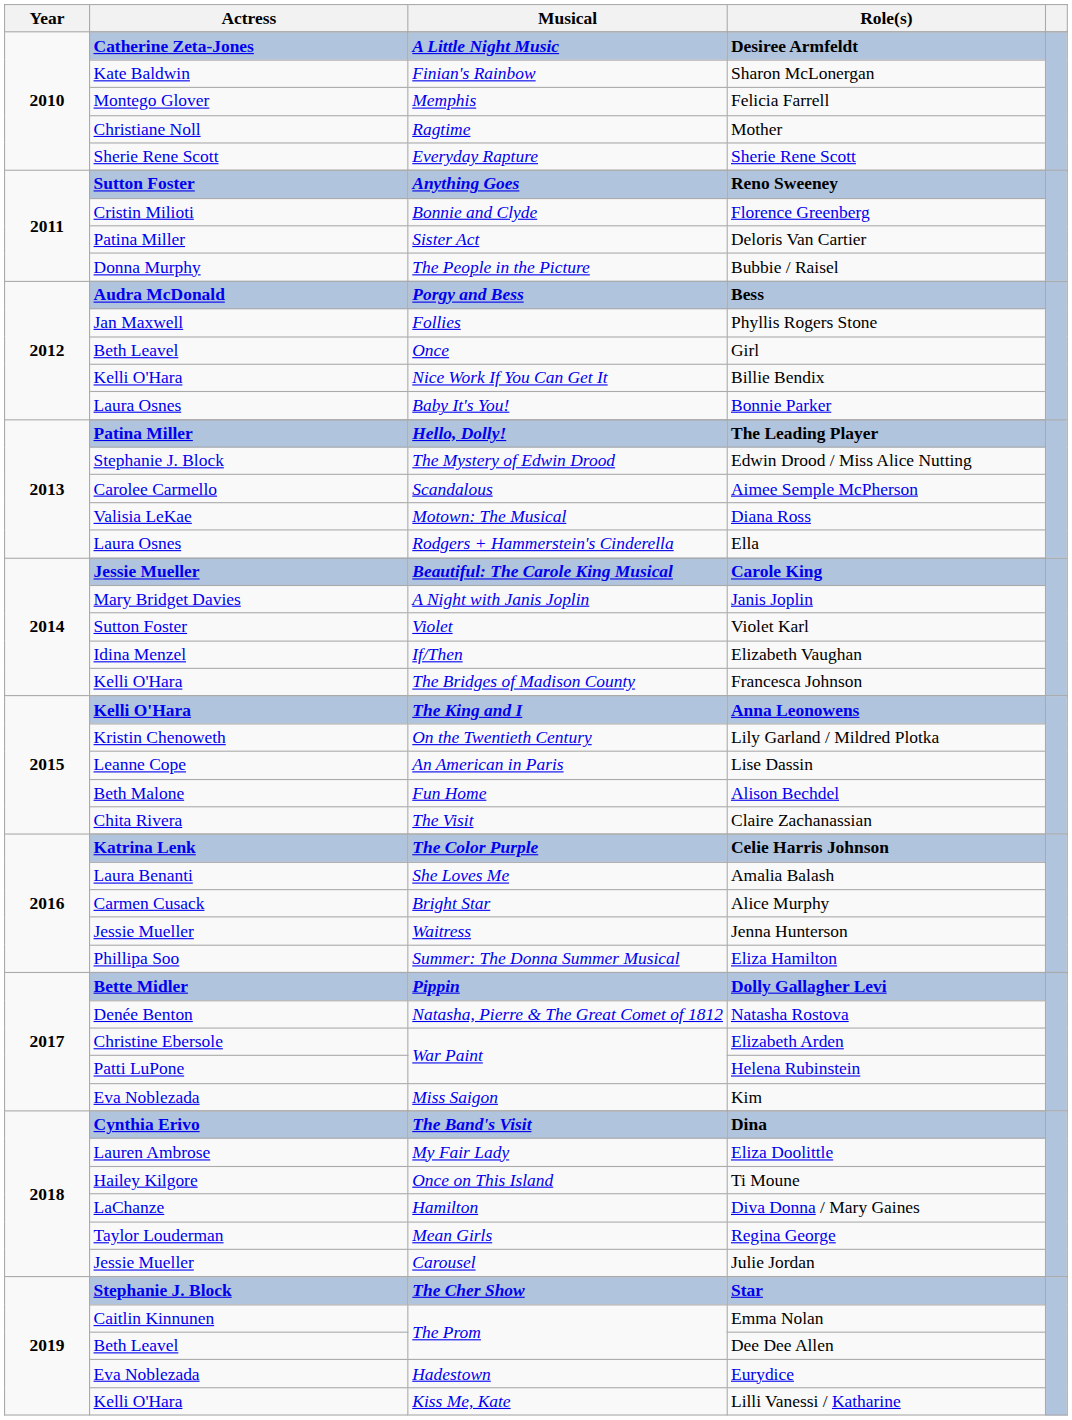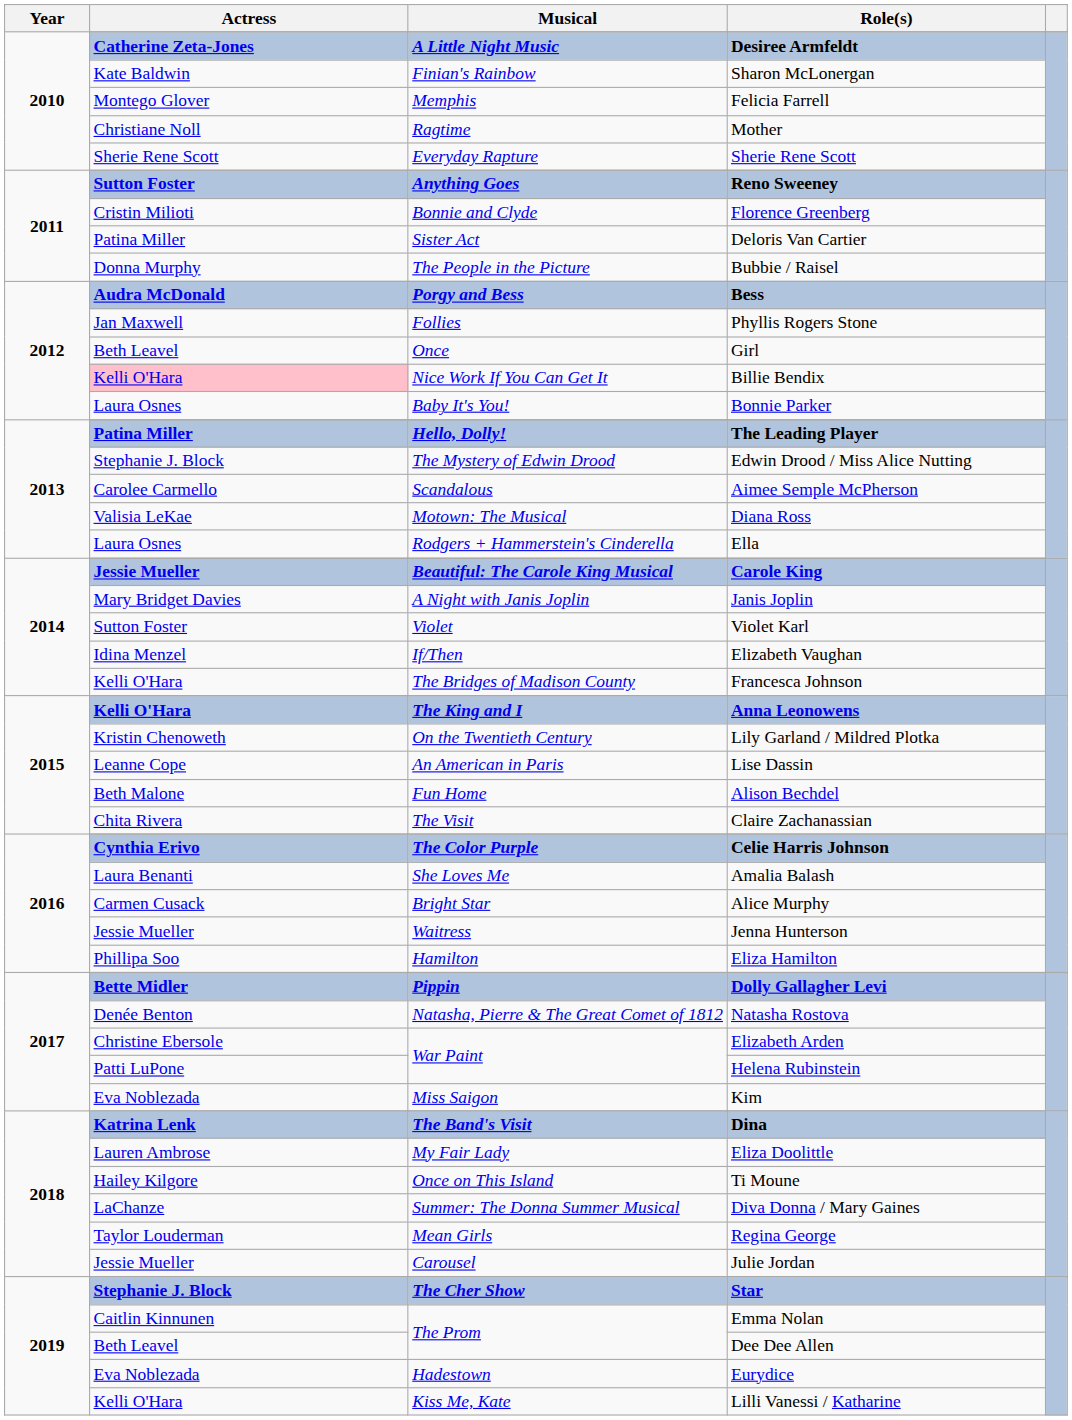(138, 377) no background -> (138, 377) pink background
(145, 848) Katrina Lenk -> (147, 848) Cynthia Erivo
(546, 958) Summer: The Donna Summer Musical -> (445, 958) Hamilton
(147, 1124) Cynthia Erivo -> (145, 1124) Katrina Lenk
(445, 1207) Hamilton -> (546, 1207) Summer: The Donna Summer Musical
